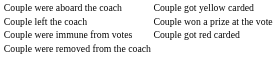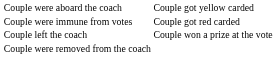rows swapped: (68, 35) <-> (45, 21)
